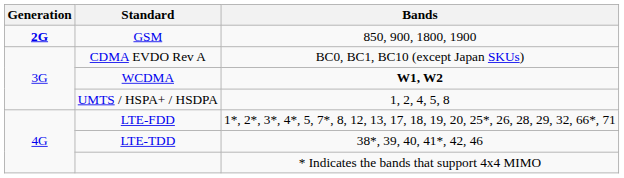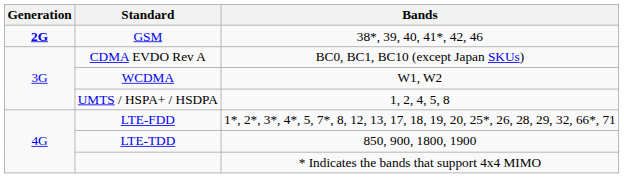(420, 36) 850, 900, 1800, 1900 -> (420, 36) 38*, 39, 40, 41*, 42, 46
(420, 78) bold -> (420, 78) normal
(420, 141) 38*, 39, 40, 41*, 42, 46 -> (420, 141) 850, 900, 1800, 1900
